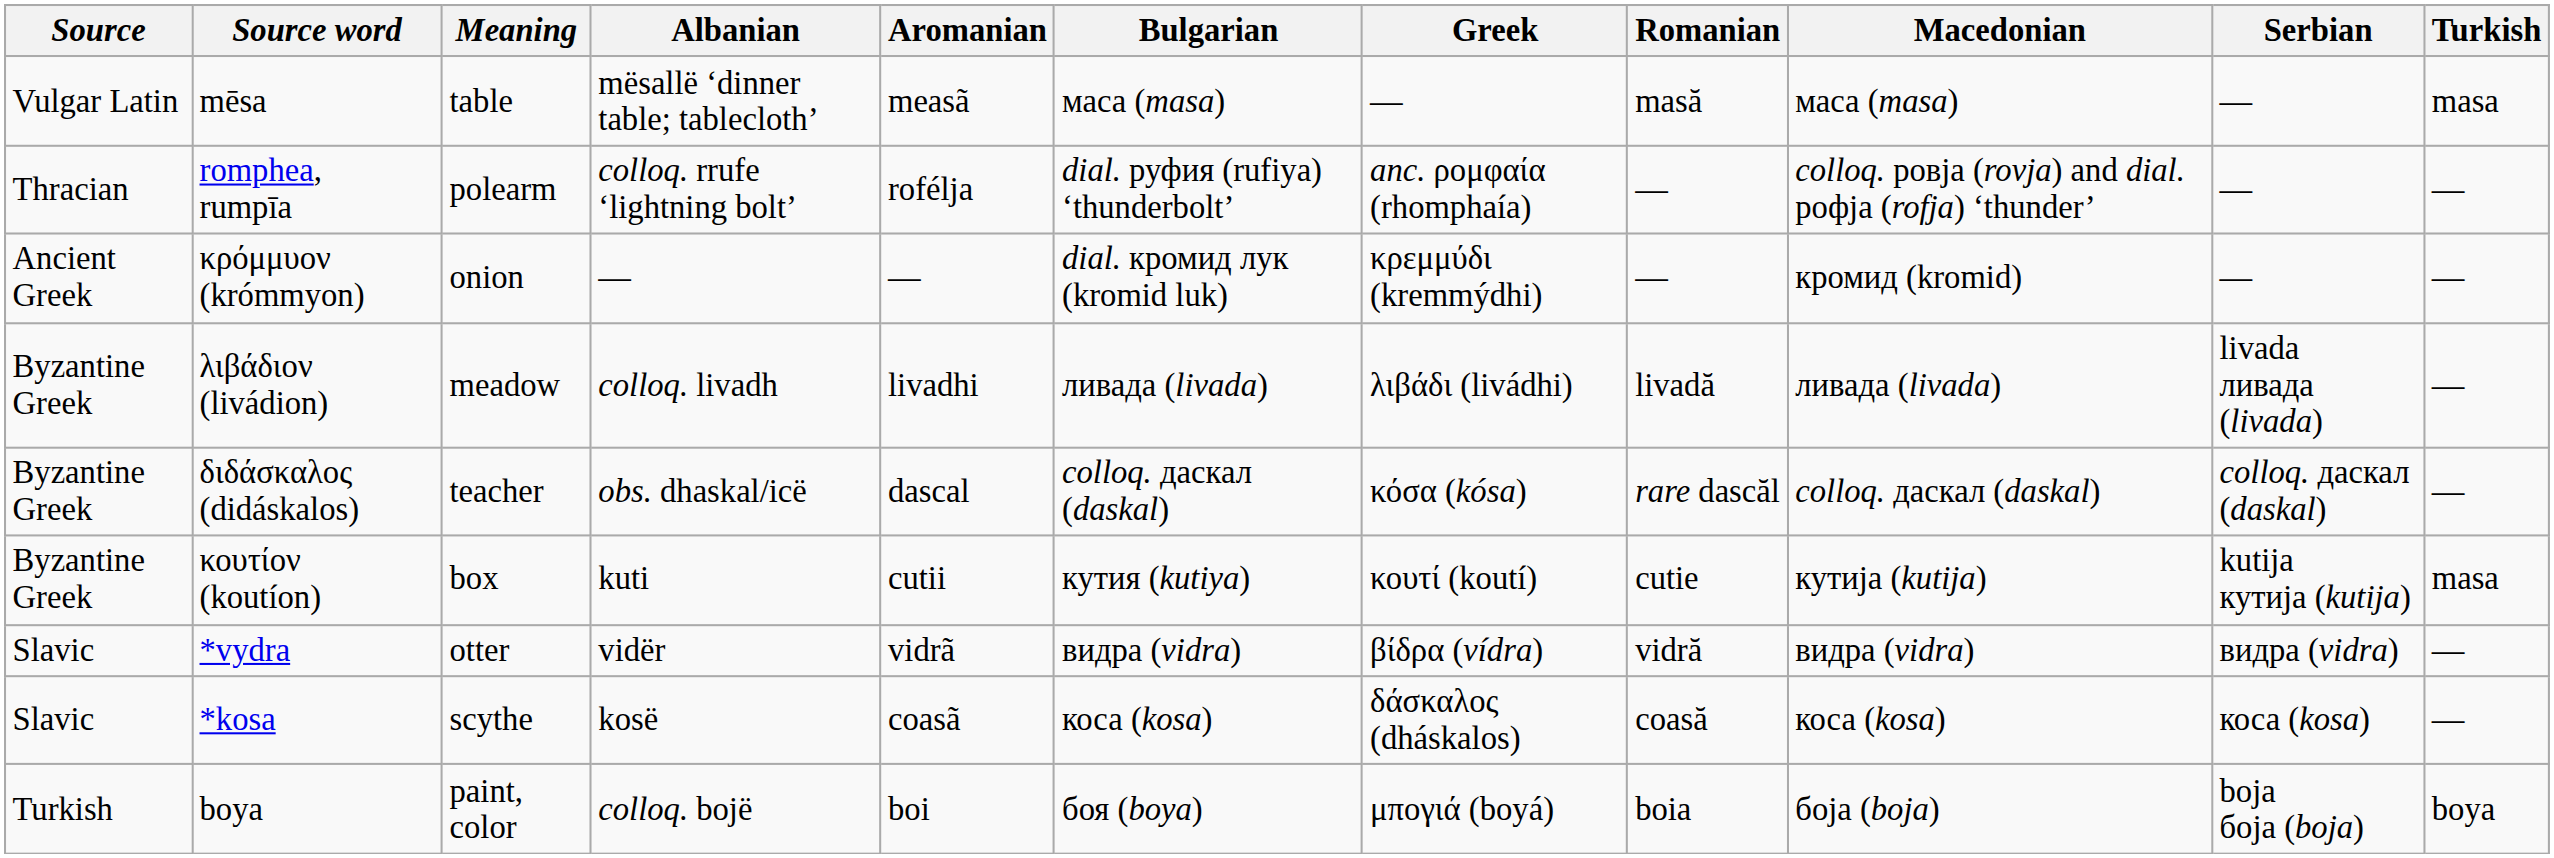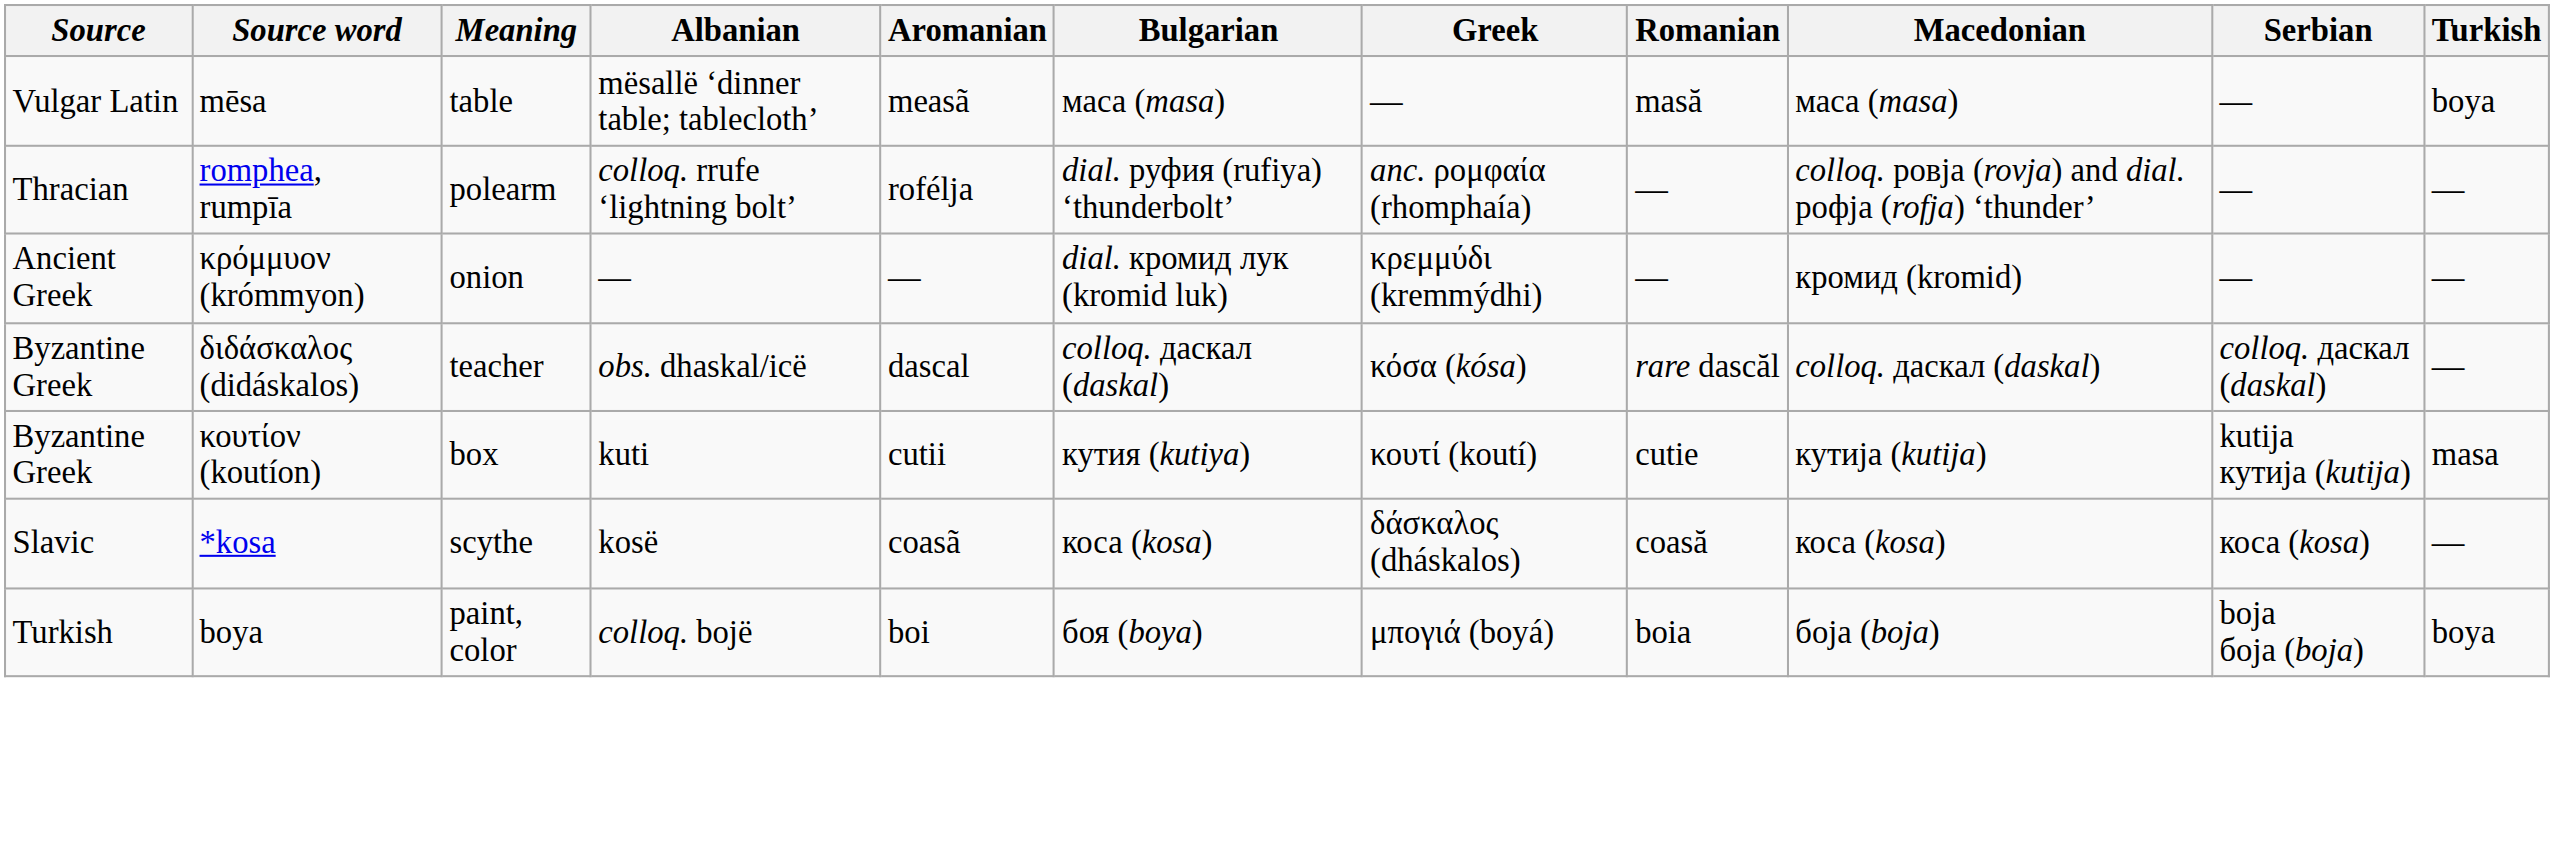(2465, 100) masa -> (2464, 100) boya
- row: (264, 384)
- row: (245, 649)
